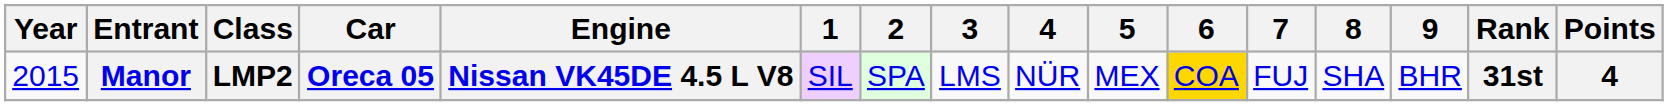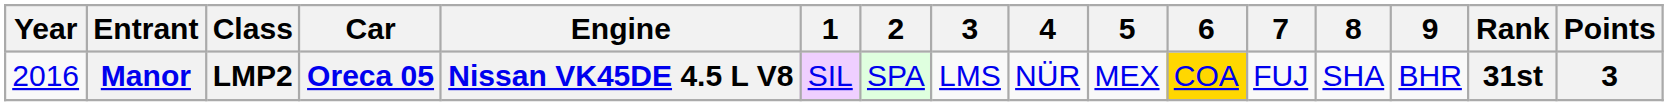(46, 76) 2015 -> (46, 76) 2016
(1610, 76) 4 -> (1610, 76) 3
